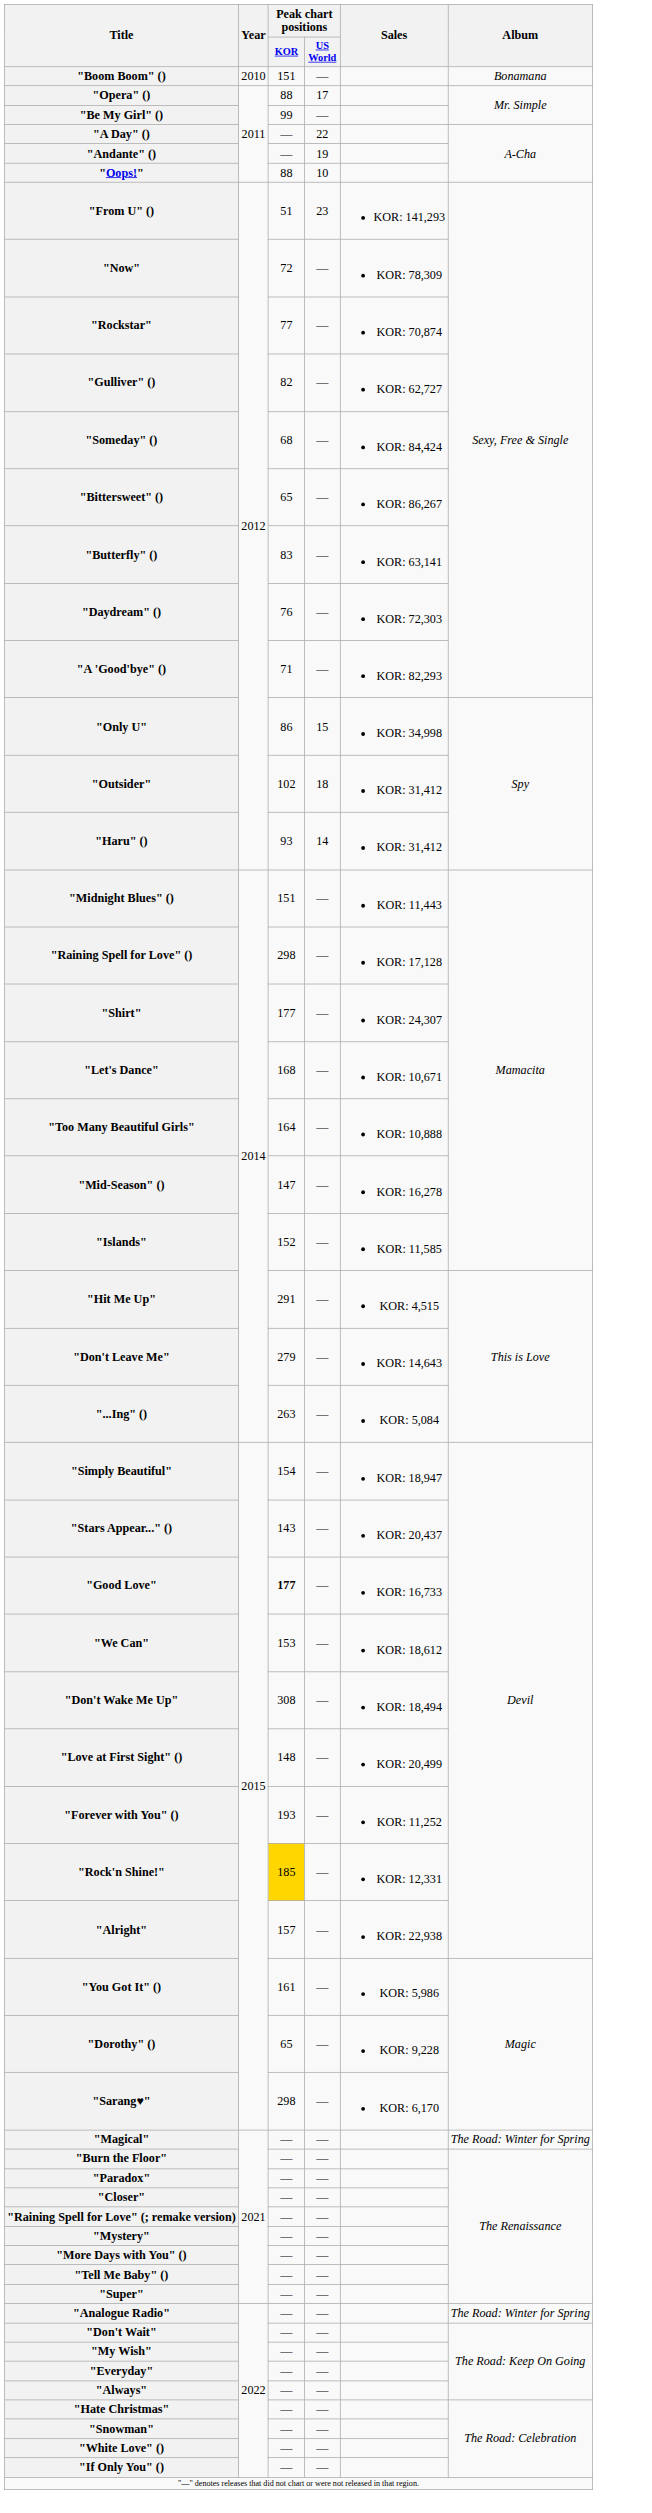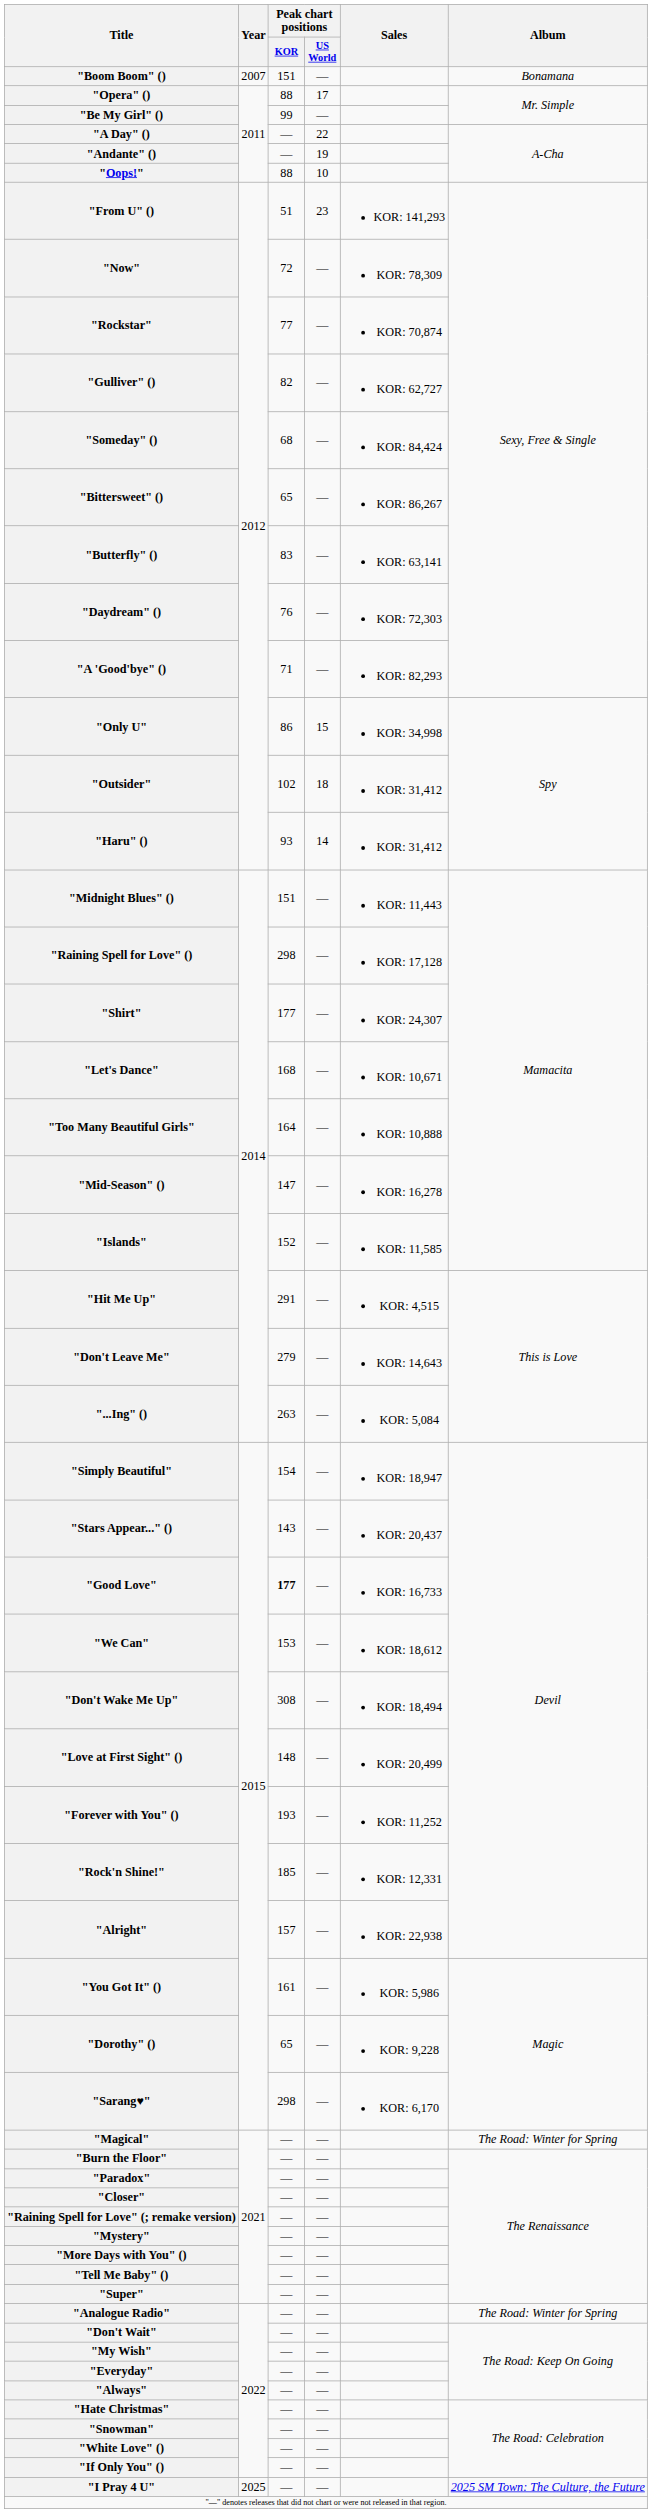(253, 76) 2010 -> (253, 76) 2007
(286, 1872) gold background -> (286, 1872) no background
+ row: (121, 2486)
